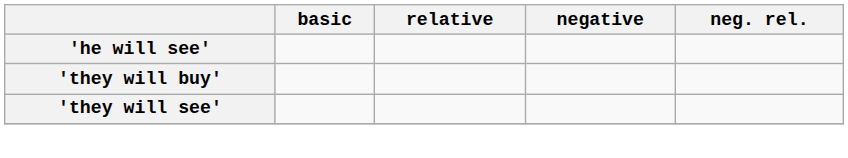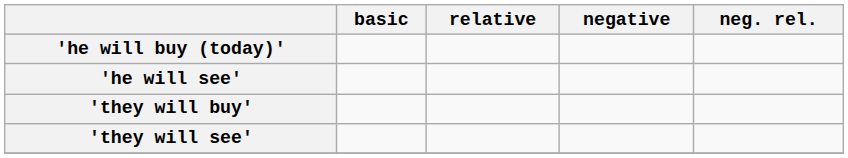+ row: (171, 49)
